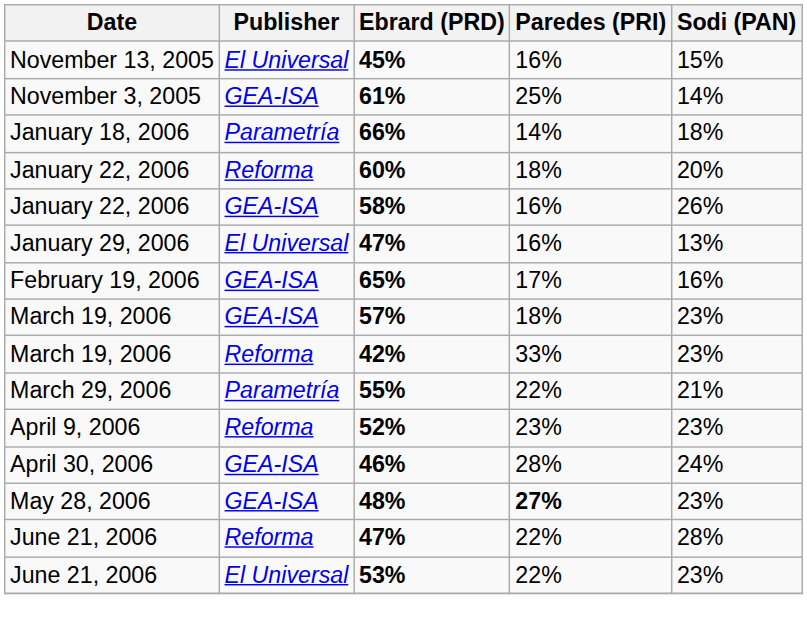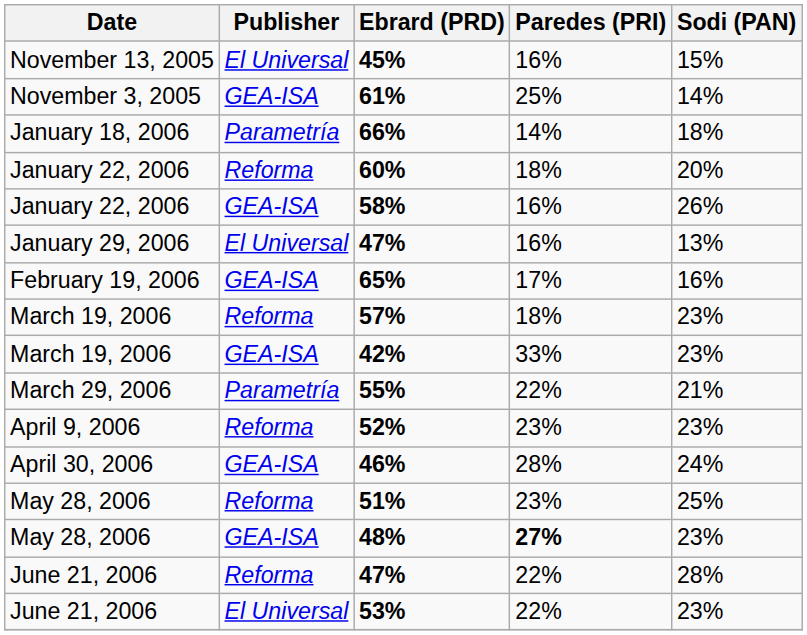(272, 317) GEA-ISA -> (269, 317) Reforma
(269, 354) Reforma -> (272, 354) GEA-ISA
+ row: (80, 501)
